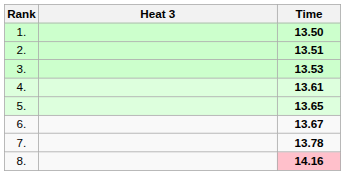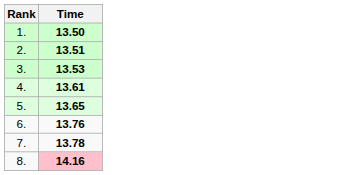- column: (158, 14)
(309, 125) 13.67 -> (70, 125) 13.76
